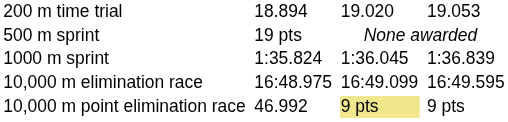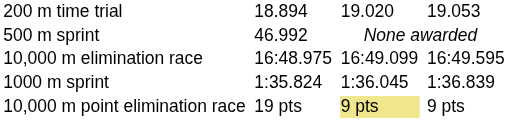(278, 35) 19 pts -> (281, 35) 46.992
rows swapped: (56, 58) <-> (103, 82)
(281, 106) 46.992 -> (278, 106) 19 pts
